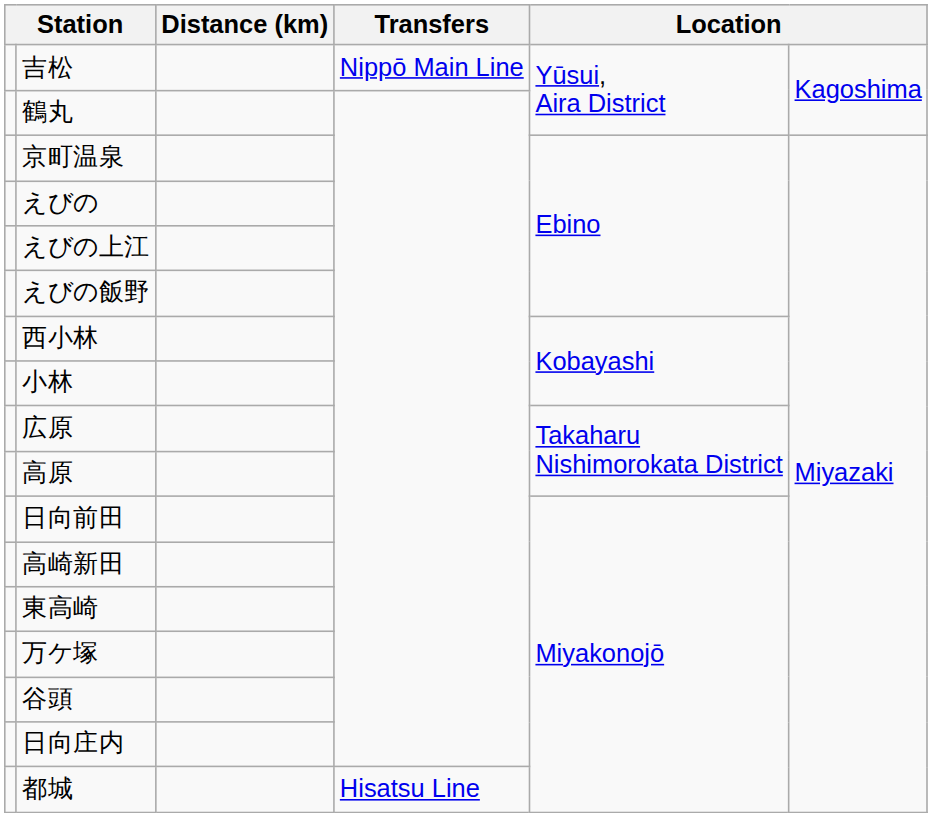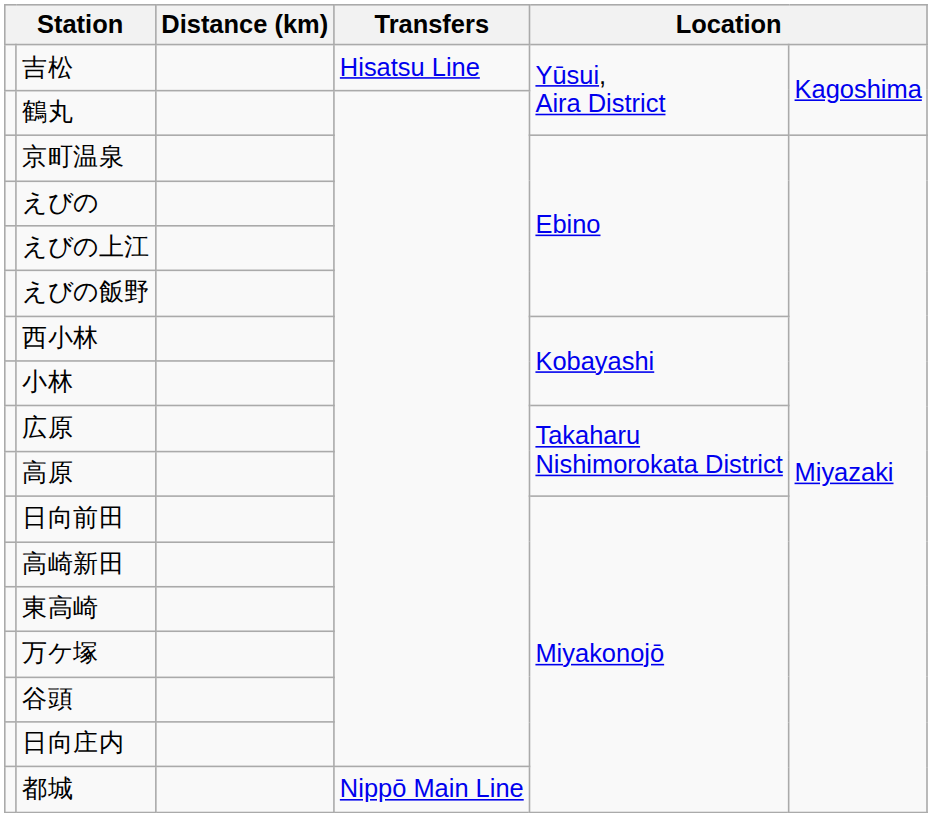(432, 67) Nippō Main Line -> (410, 67) Hisatsu Line
(410, 789) Hisatsu Line -> (432, 789) Nippō Main Line
